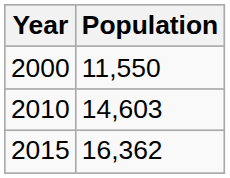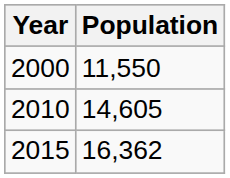(122, 109) 14,603 -> (122, 109) 14,605
